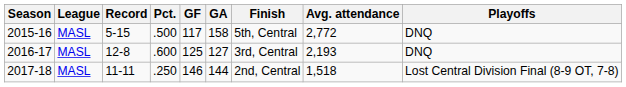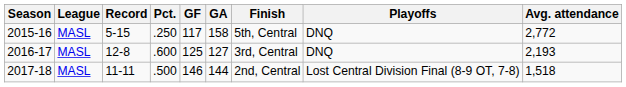columns swapped: (512, 14) <-> (353, 14)
(165, 33) .500 -> (165, 33) .250
(165, 71) .250 -> (165, 71) .500
